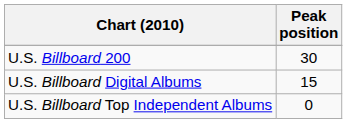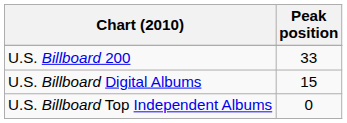(309, 57) 30 -> (309, 57) 33
